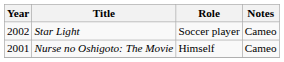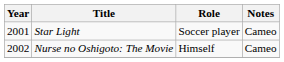(18, 31) 2002 -> (18, 31) 2001
(18, 48) 2001 -> (18, 48) 2002
